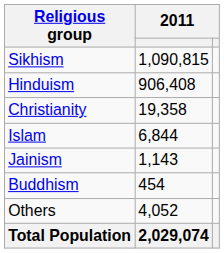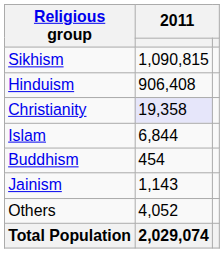(163, 110) no background -> (163, 110) lavender background
rows swapped: (35, 160) <-> (43, 185)
